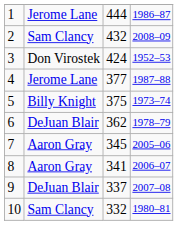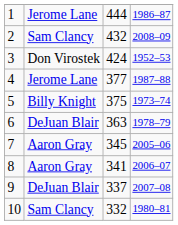(116, 123) 362 -> (116, 123) 363
